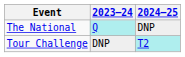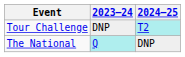rows swapped: (47, 44) <-> (41, 28)
